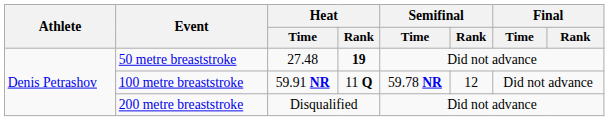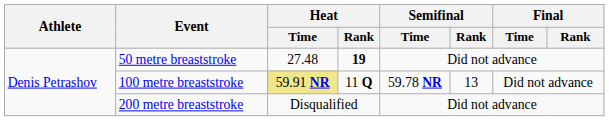(303, 82) no background -> (303, 82) khaki background
(471, 82) 12 -> (471, 82) 13
